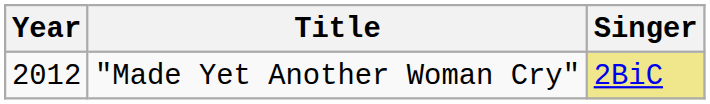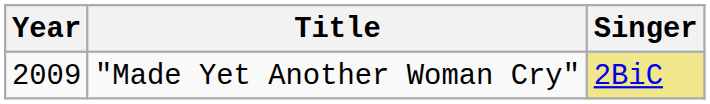(47, 76) 2012 -> (47, 76) 2009
